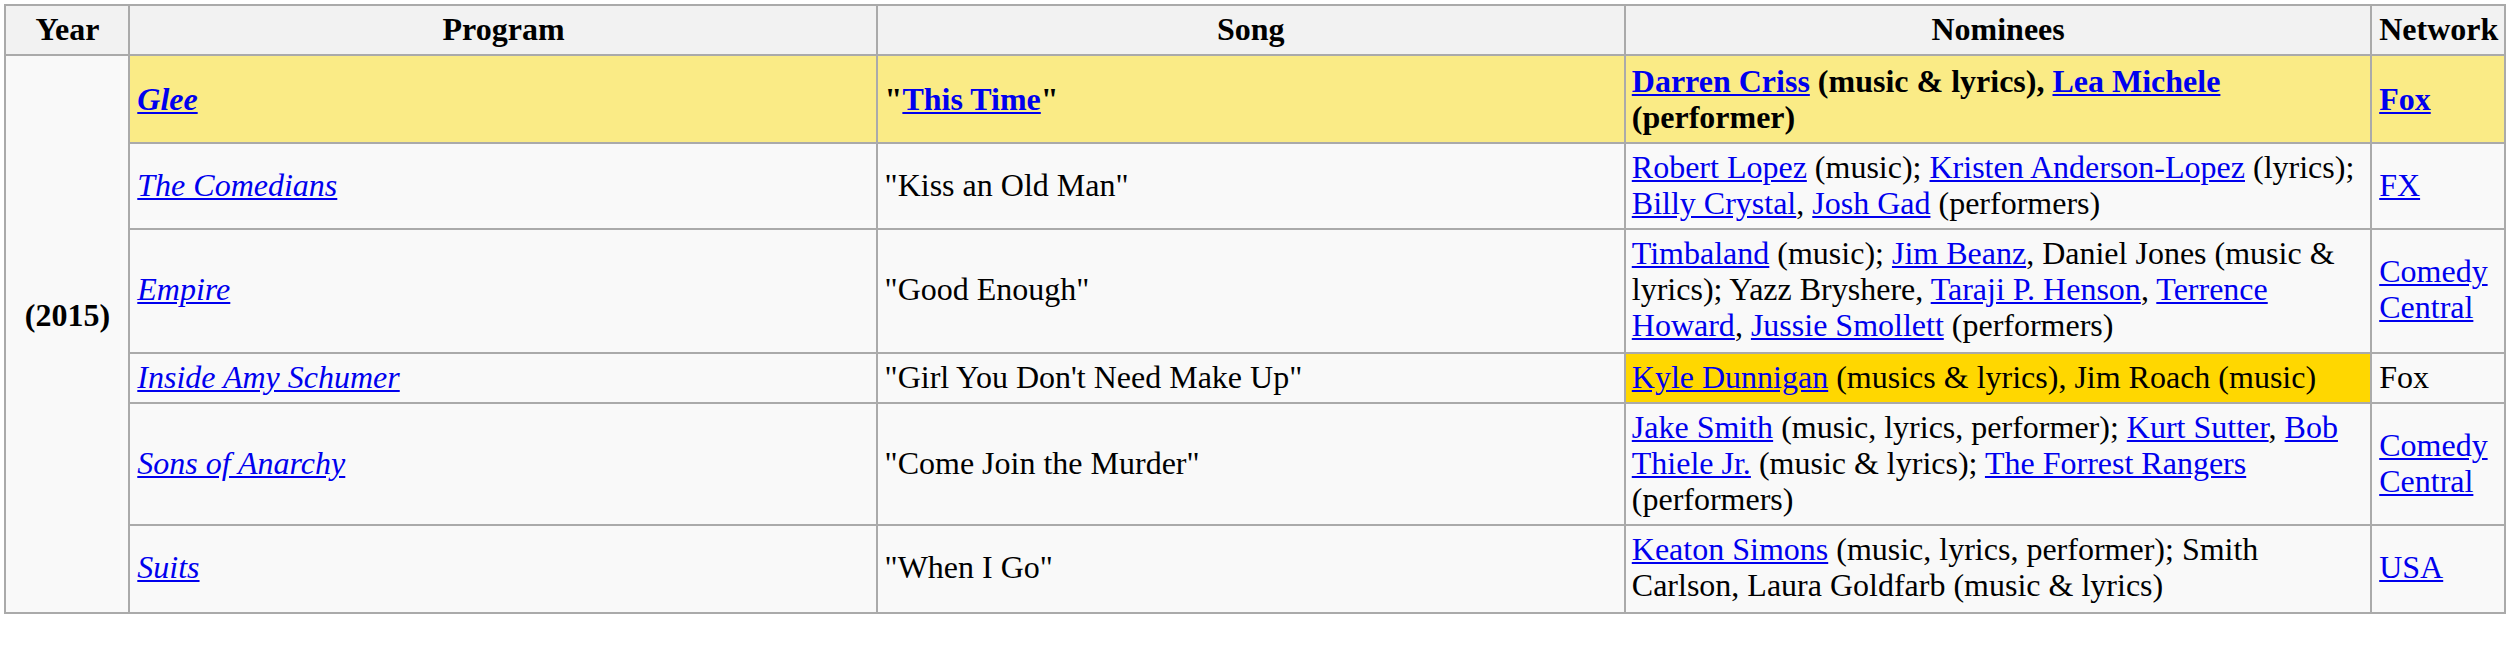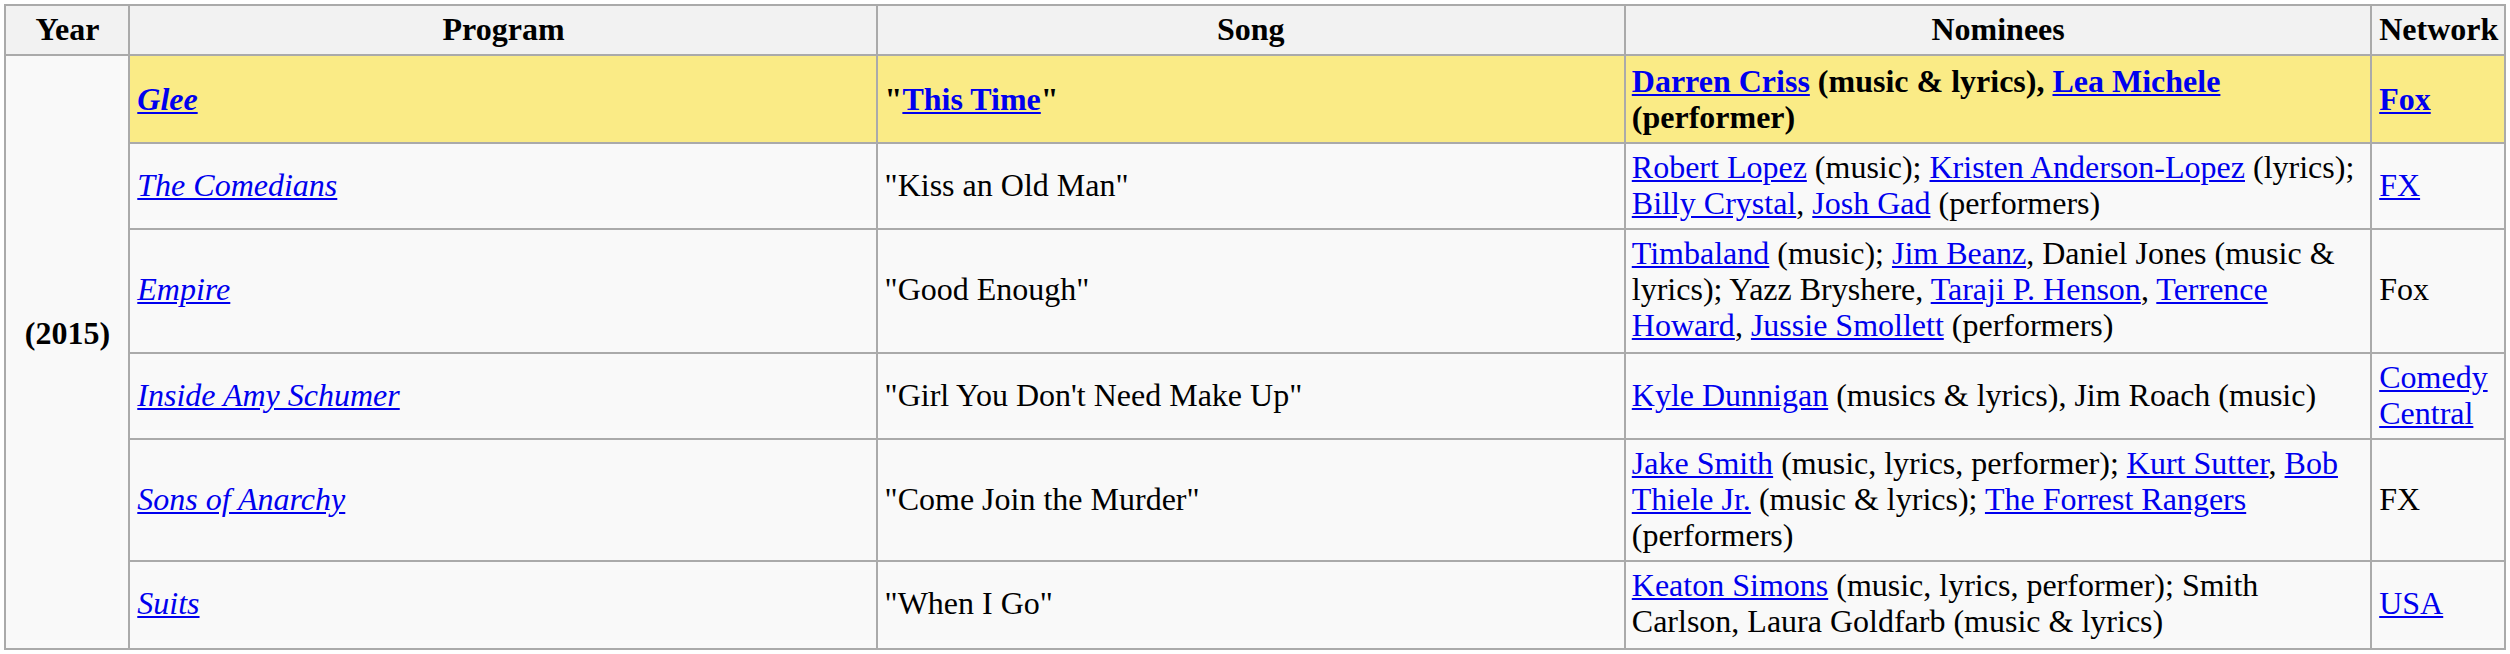(2433, 290) Comedy Central -> (2404, 290) Fox
(1974, 376) gold background -> (1974, 394) no background
(2404, 376) Fox -> (2433, 394) Comedy Central
(2433, 463) Comedy Central -> (2400, 499) FX
